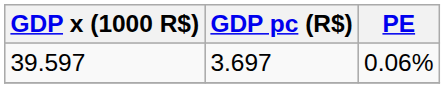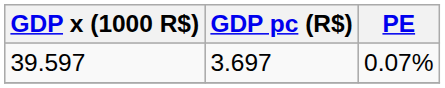(399, 62) 0.06% -> (399, 62) 0.07%
